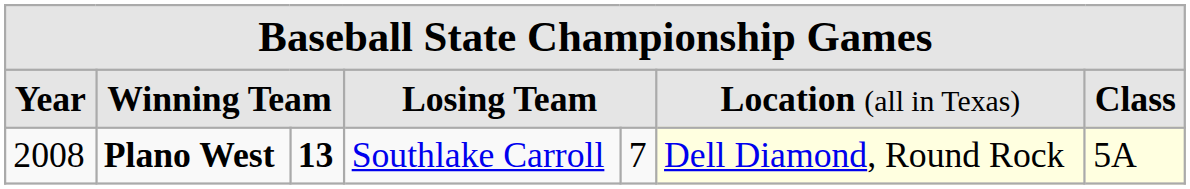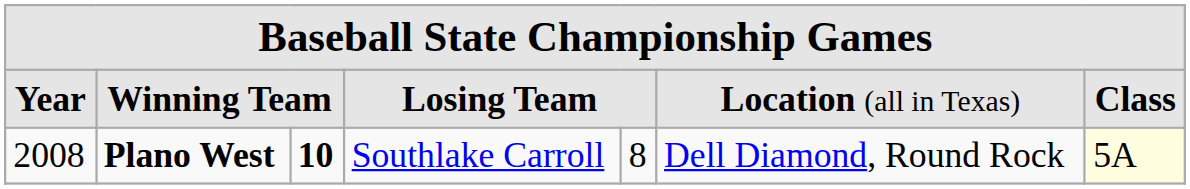(316, 154) 13 -> (316, 154) 10
(638, 154) 7 -> (638, 154) 8
(864, 154) lightyellow background -> (864, 154) no background
